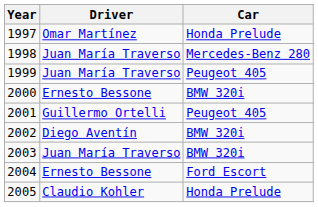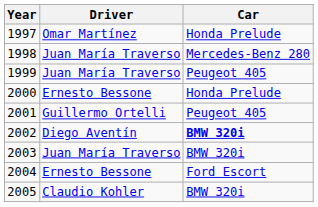(215, 93) BMW 320i -> (234, 93) Honda Prelude
(215, 133) normal -> (215, 133) bold
(234, 192) Honda Prelude -> (215, 192) BMW 320i
